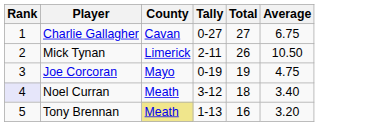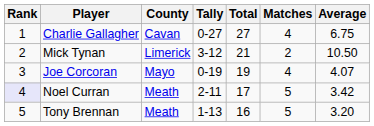+ column: (288, 14)
(210, 53) 2-11 -> (210, 53) 3-12
(243, 53) 26 -> (243, 53) 21
(287, 72) 4.75 -> (342, 72) 4.07
(210, 92) 3-12 -> (210, 92) 2-11
(243, 92) 18 -> (243, 92) 17
(287, 92) 3.40 -> (342, 92) 3.42
(162, 111) khaki background -> (162, 111) no background
